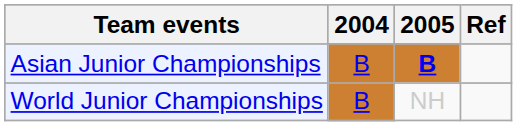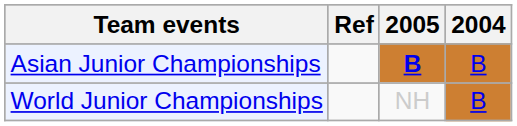columns swapped: (362, 25) <-> (486, 25)
